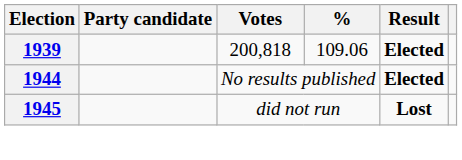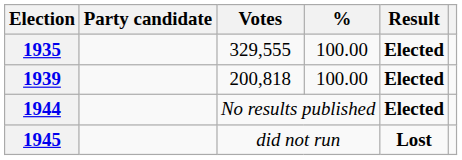+ row: (42, 49)
(342, 49) 109.06 -> (342, 79) 100.00
